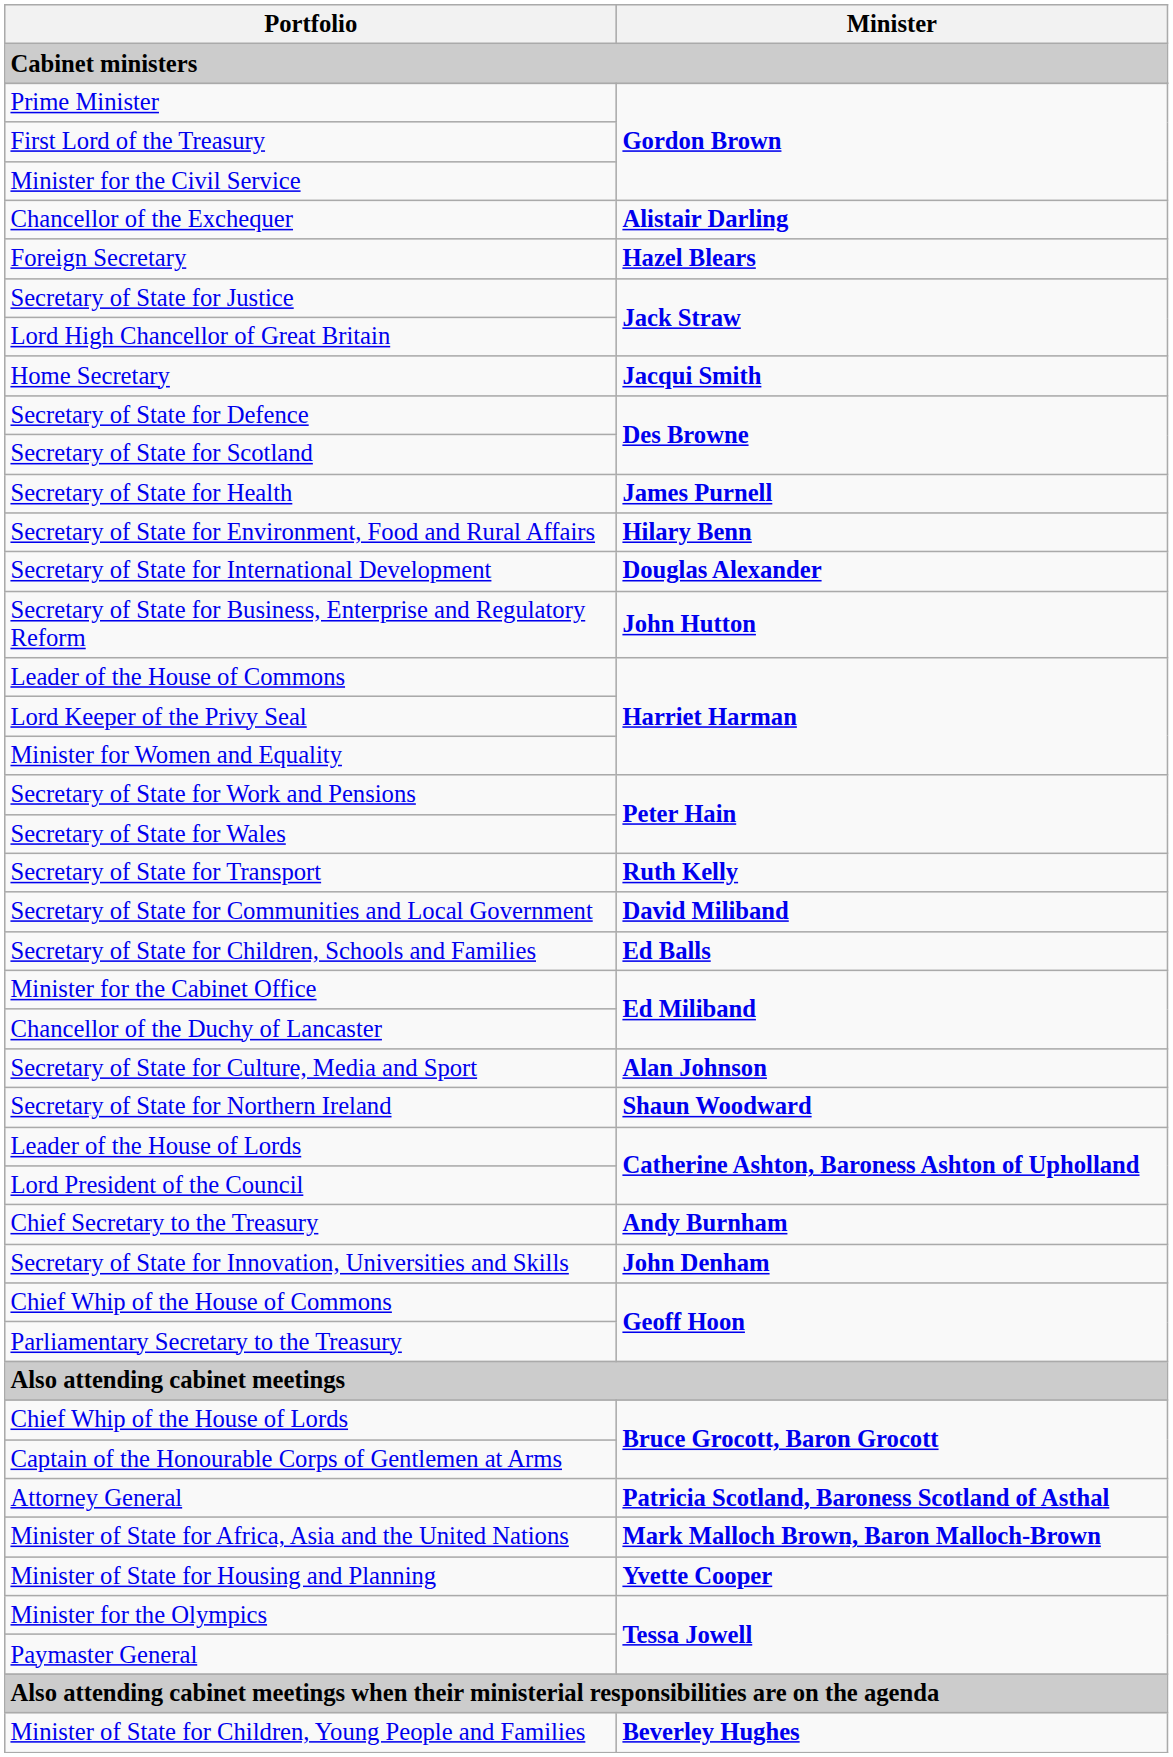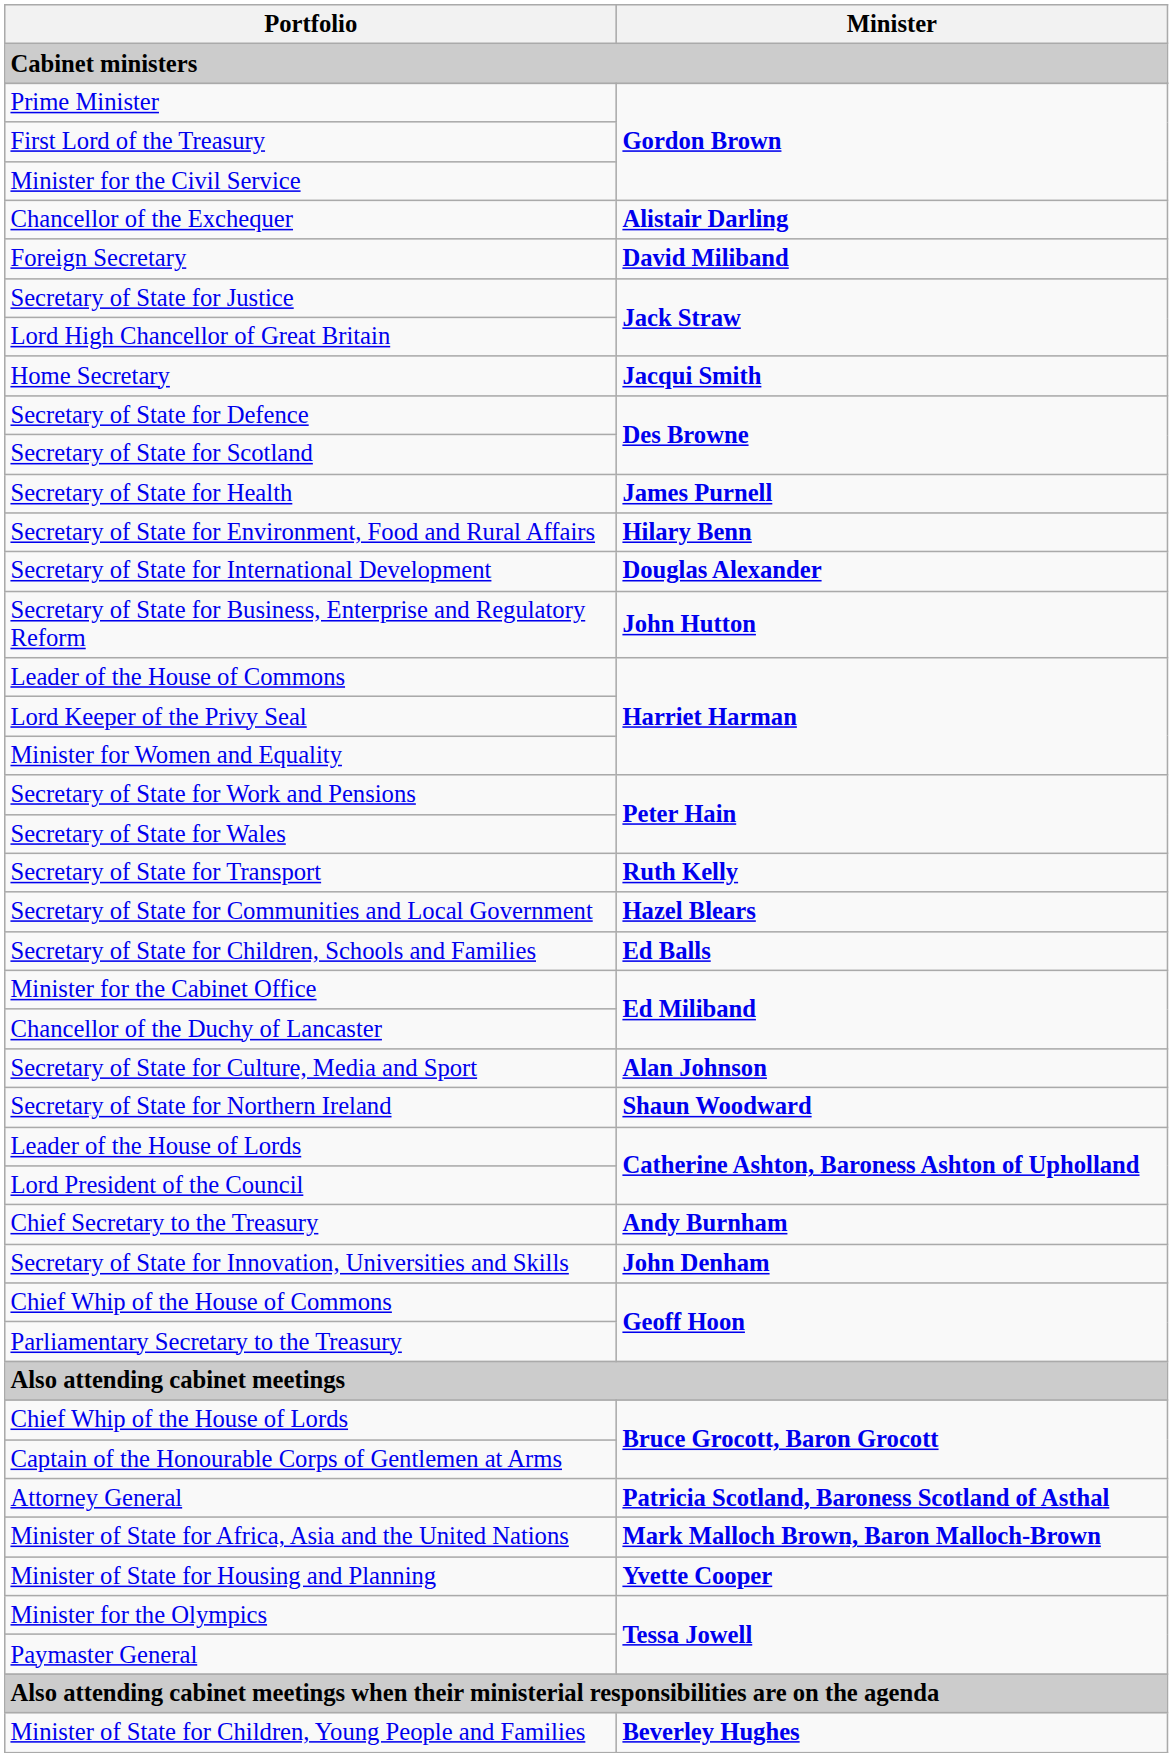(689, 258) Hazel Blears -> (706, 258) David Miliband
(706, 911) David Miliband -> (689, 911) Hazel Blears
